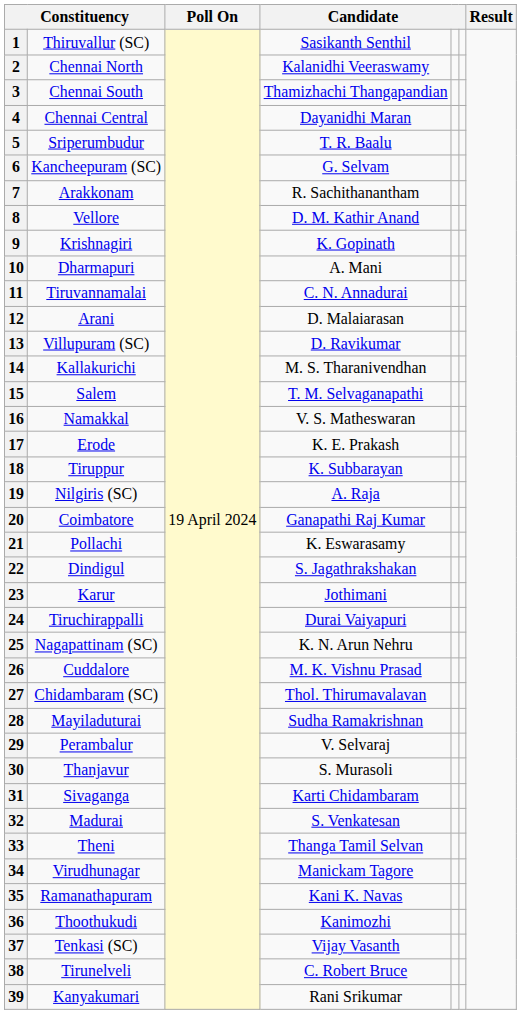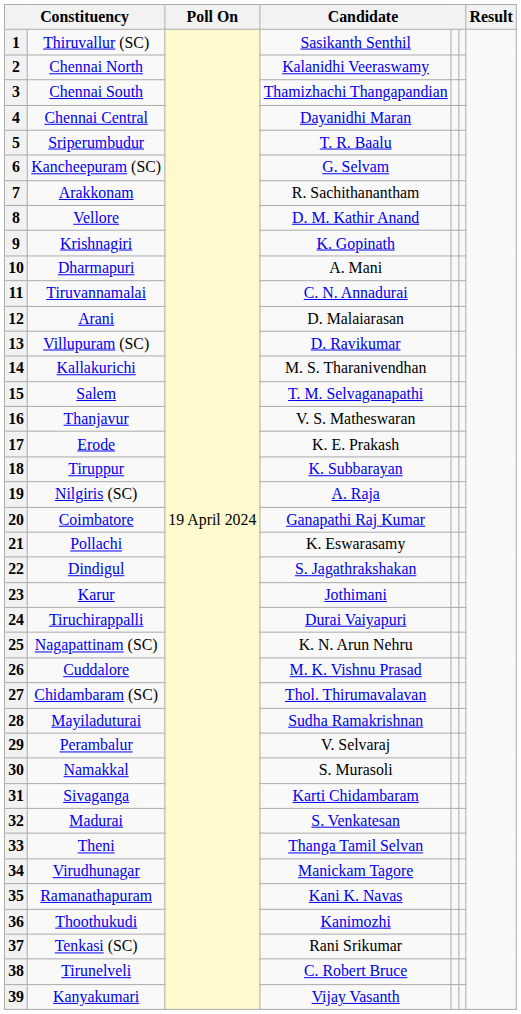(96, 419) Namakkal -> (96, 419) Thanjavur
(96, 770) Thanjavur -> (96, 770) Namakkal
(356, 946) Vijay Vasanth -> (356, 946) Rani Srikumar
(356, 996) Rani Srikumar -> (356, 996) Vijay Vasanth
